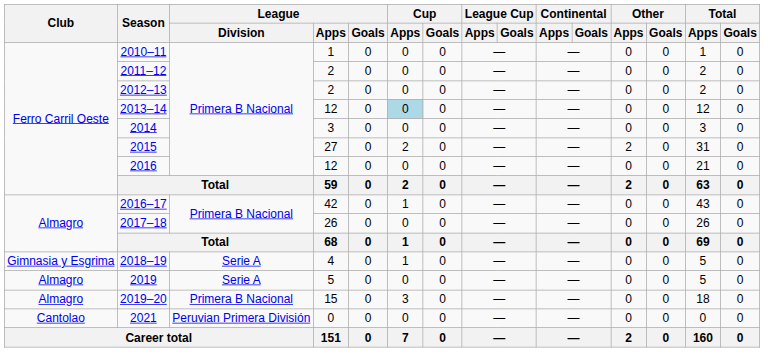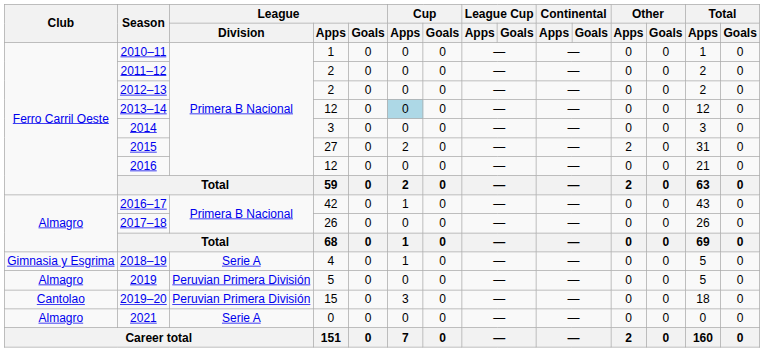(241, 280) Serie A -> (241, 280) Peruvian Primera División
(61, 299) Almagro -> (61, 299) Cantolao
(241, 299) Primera B Nacional -> (241, 299) Peruvian Primera División
(61, 318) Cantolao -> (61, 318) Almagro
(241, 318) Peruvian Primera División -> (241, 318) Serie A
